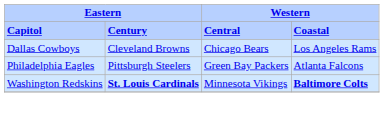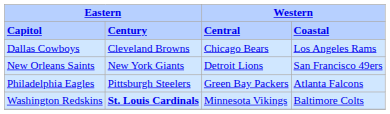+ row: (51, 65)
(331, 83) bold -> (329, 100) normal
